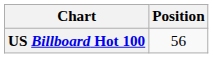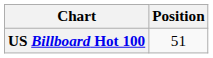(178, 40) 56 -> (178, 40) 51
